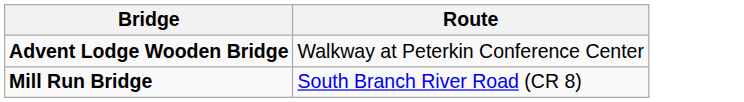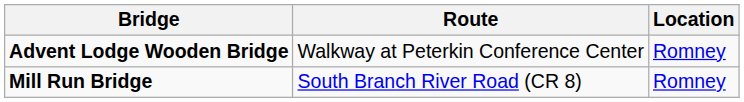+ column: (694, 19)
